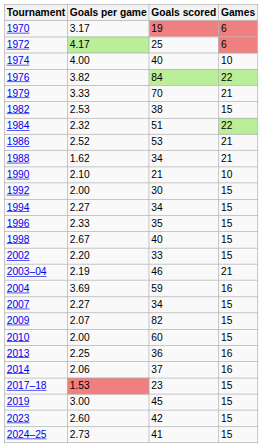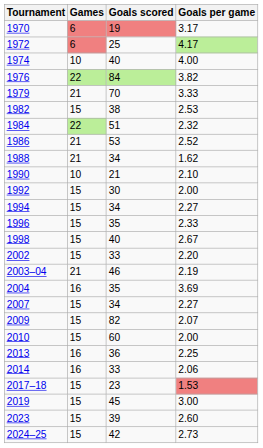columns swapped: (238, 12) <-> (108, 12)
(157, 288) 59 -> (114, 288) 35
(157, 369) 37 -> (114, 369) 33
(157, 418) 42 -> (114, 418) 39
(157, 434) 41 -> (114, 434) 42
